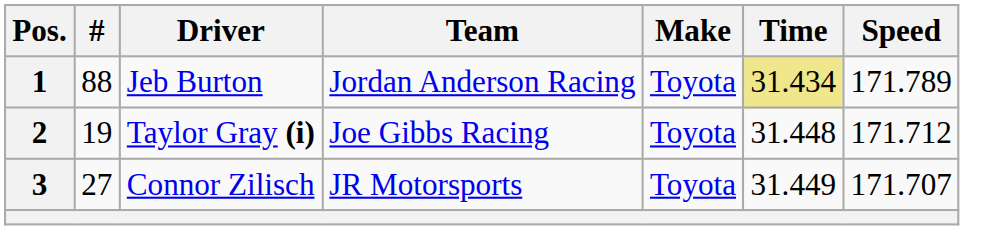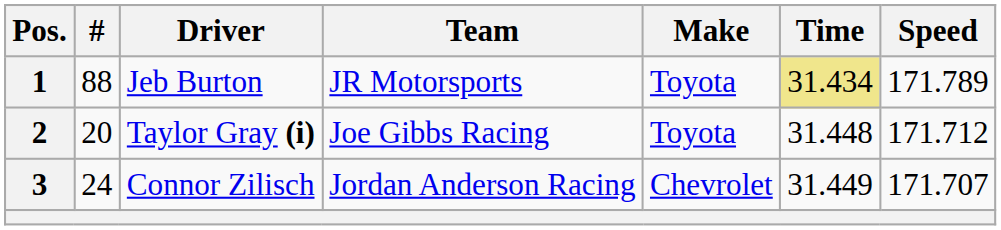(482, 81) Jordan Anderson Racing -> (426, 81) JR Motorsports
(97, 133) 19 -> (97, 133) 20
(97, 184) 27 -> (97, 184) 24
(426, 184) JR Motorsports -> (482, 184) Jordan Anderson Racing
(693, 184) Toyota -> (711, 184) Chevrolet
